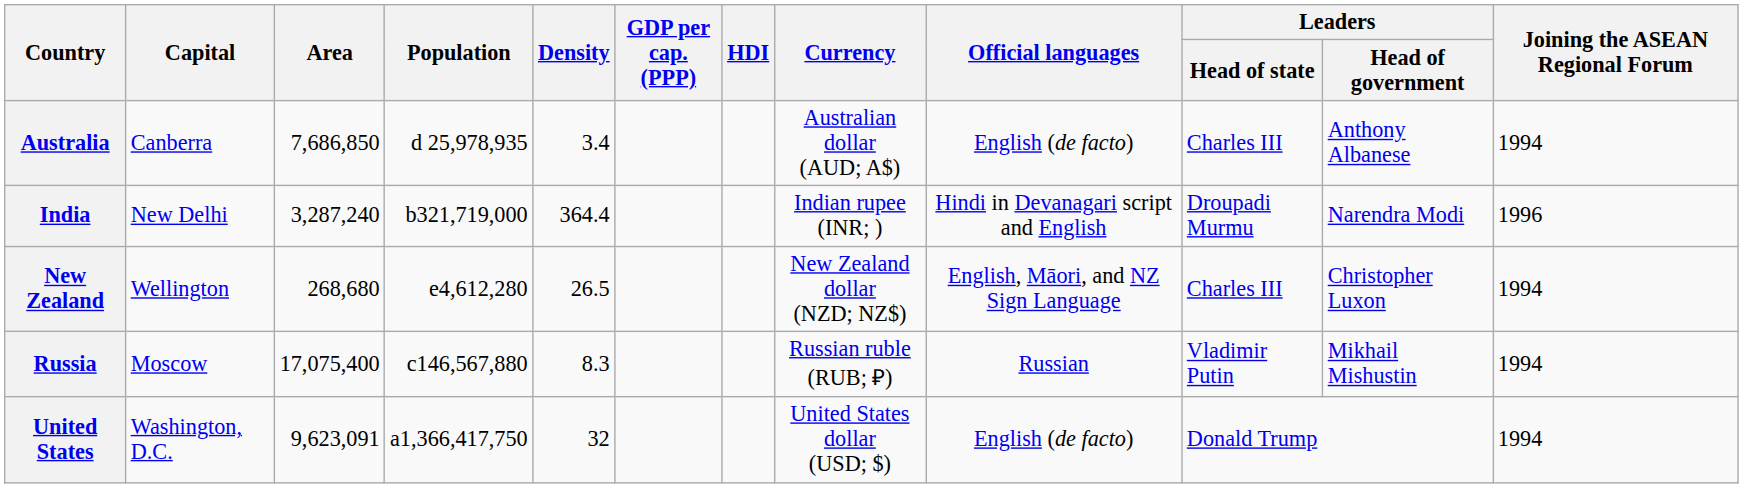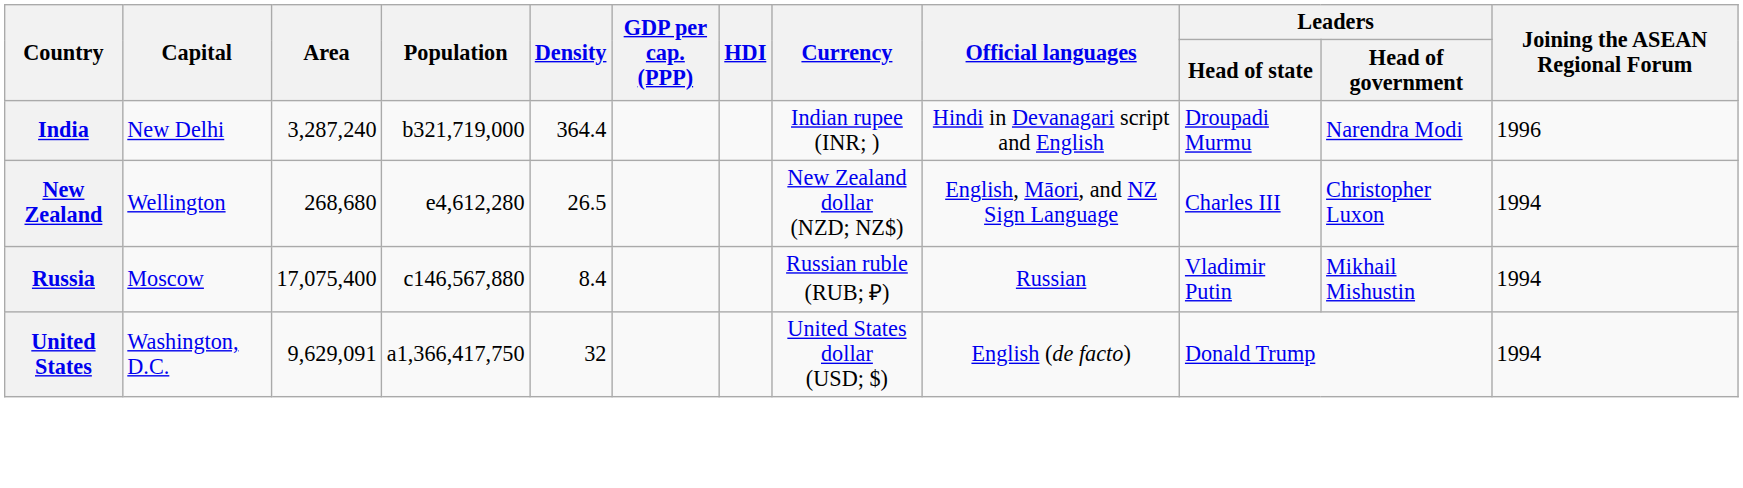- row: (65, 142)
(596, 363) 8.3 -> (593, 278) 8.4
(335, 439) 9,623,091 -> (332, 354) 9,629,091
